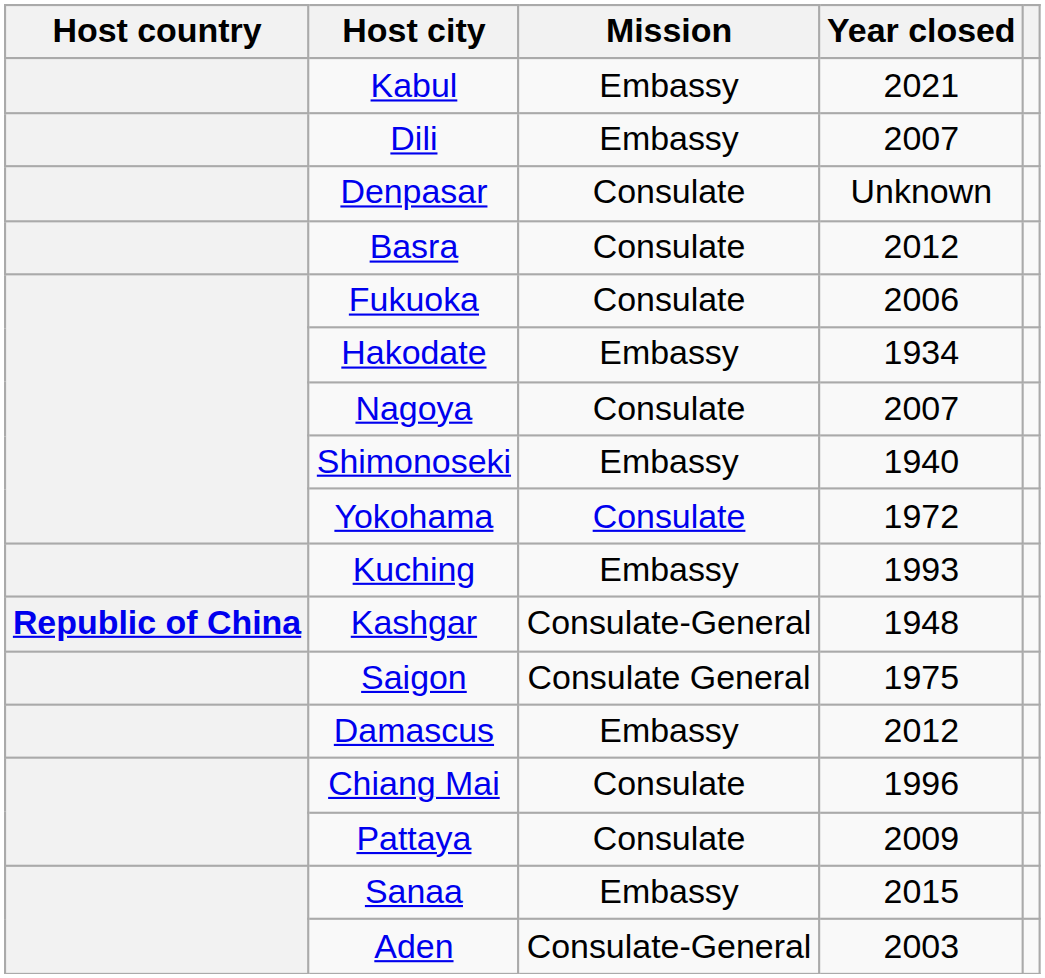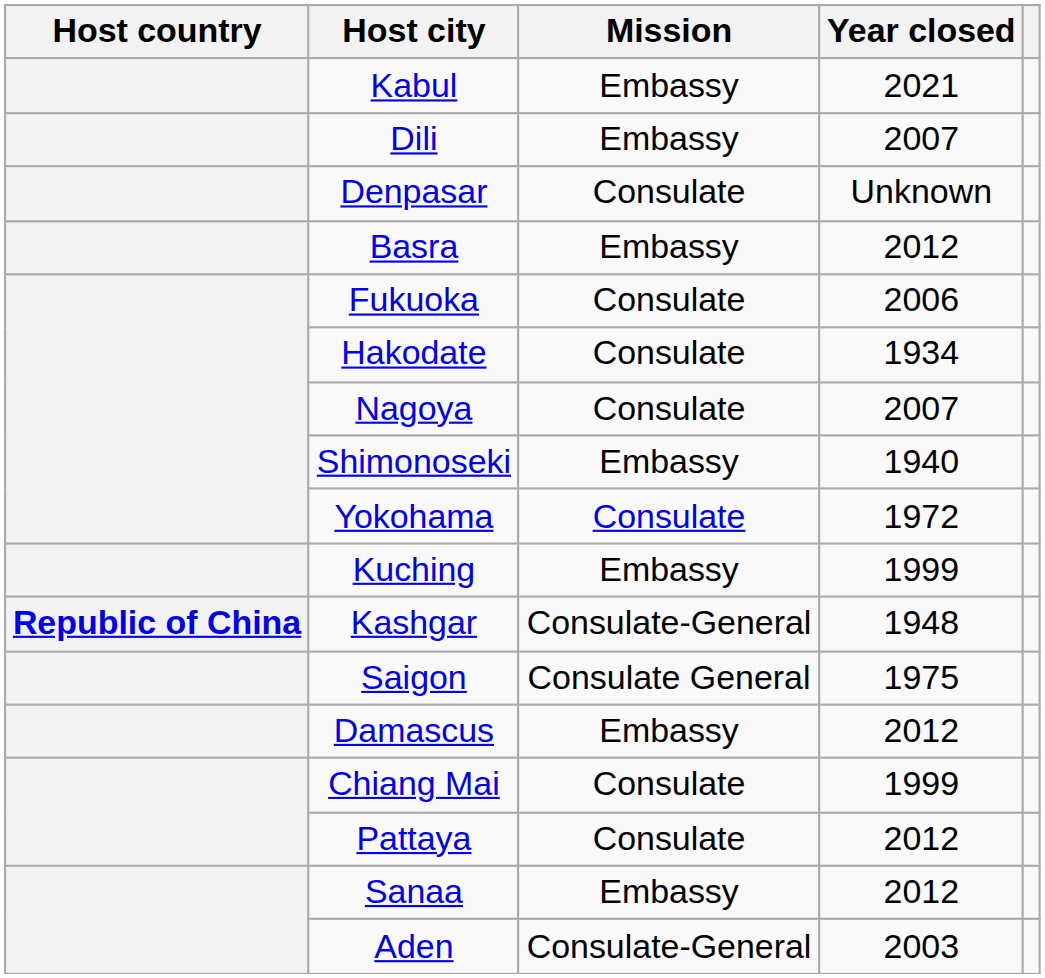(669, 246) Consulate -> (669, 246) Embassy
(669, 354) Embassy -> (669, 354) Consulate
(921, 569) 1993 -> (921, 569) 1999
(921, 784) 1996 -> (921, 784) 1999
(921, 838) 2009 -> (921, 838) 2012
(921, 892) 2015 -> (921, 892) 2012
